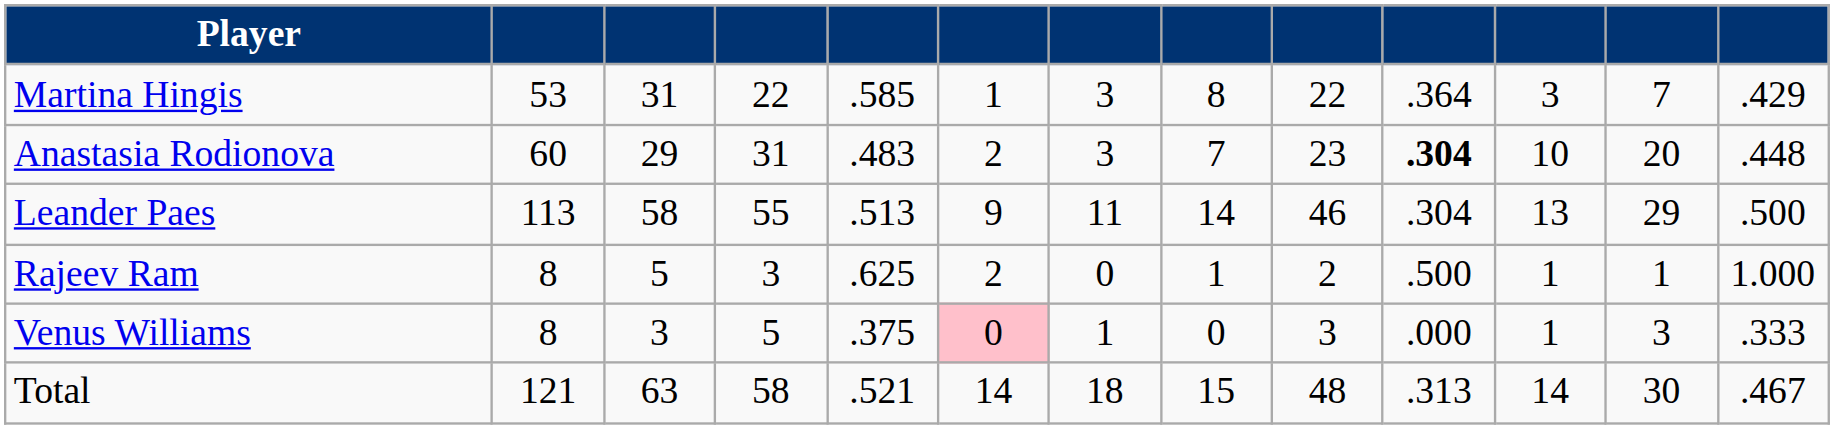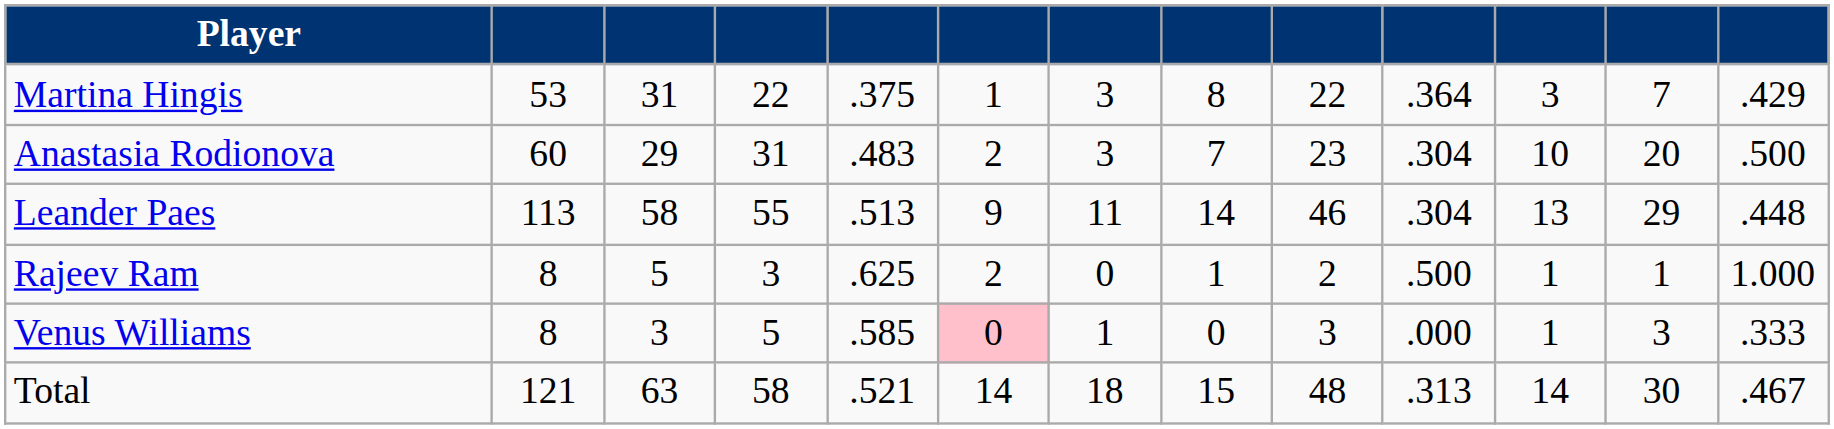(882, 93) .585 -> (882, 93) .375
(1439, 153) bold -> (1439, 153) normal
(1773, 153) .448 -> (1773, 153) .500
(1773, 213) .500 -> (1773, 213) .448
(882, 332) .375 -> (882, 332) .585
